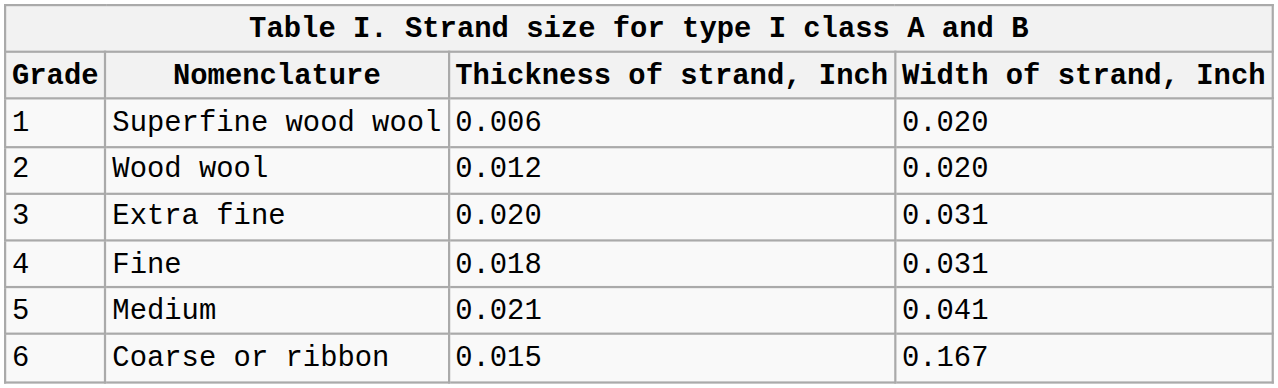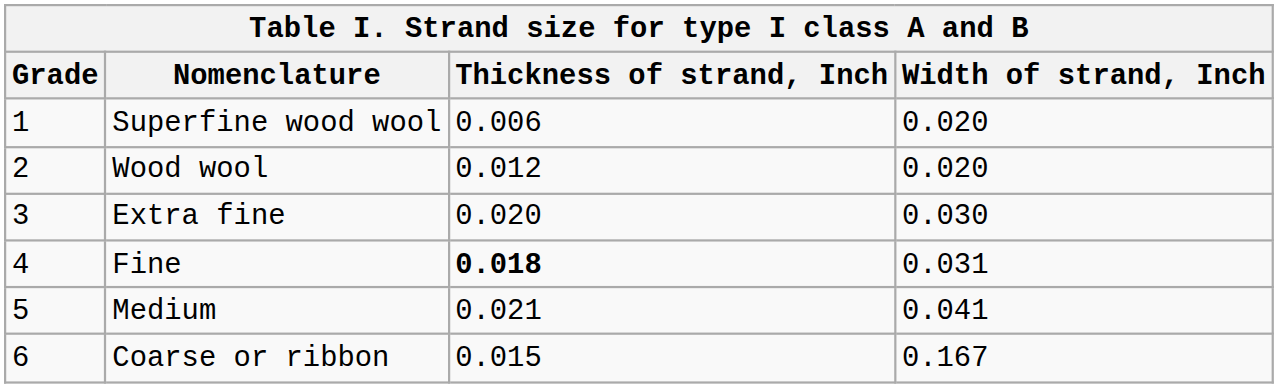(945, 217) 0.031 -> (945, 217) 0.030
(498, 264) normal -> (498, 264) bold
